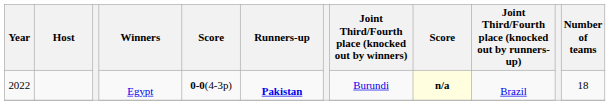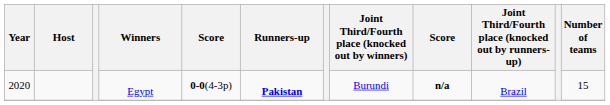(19, 85) 2022 -> (19, 85) 2020
(442, 85) lightyellow background -> (442, 85) no background
(583, 85) 18 -> (583, 85) 15
